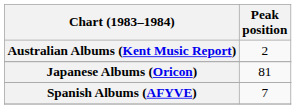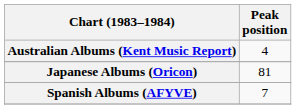(265, 51) 2 -> (265, 51) 4
